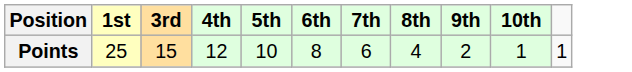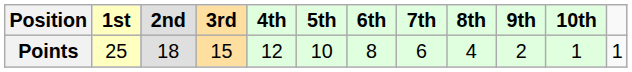+ column: (168, 20)
